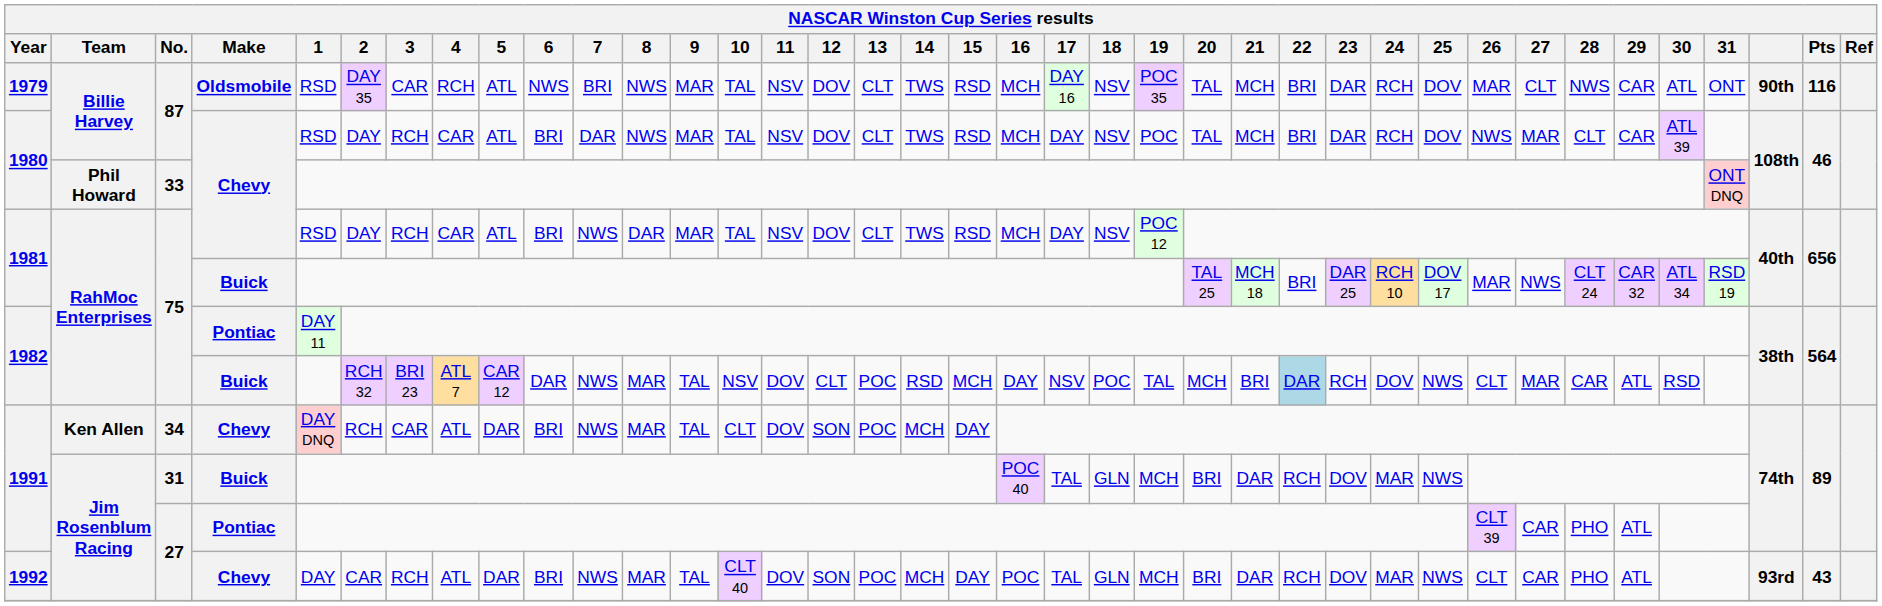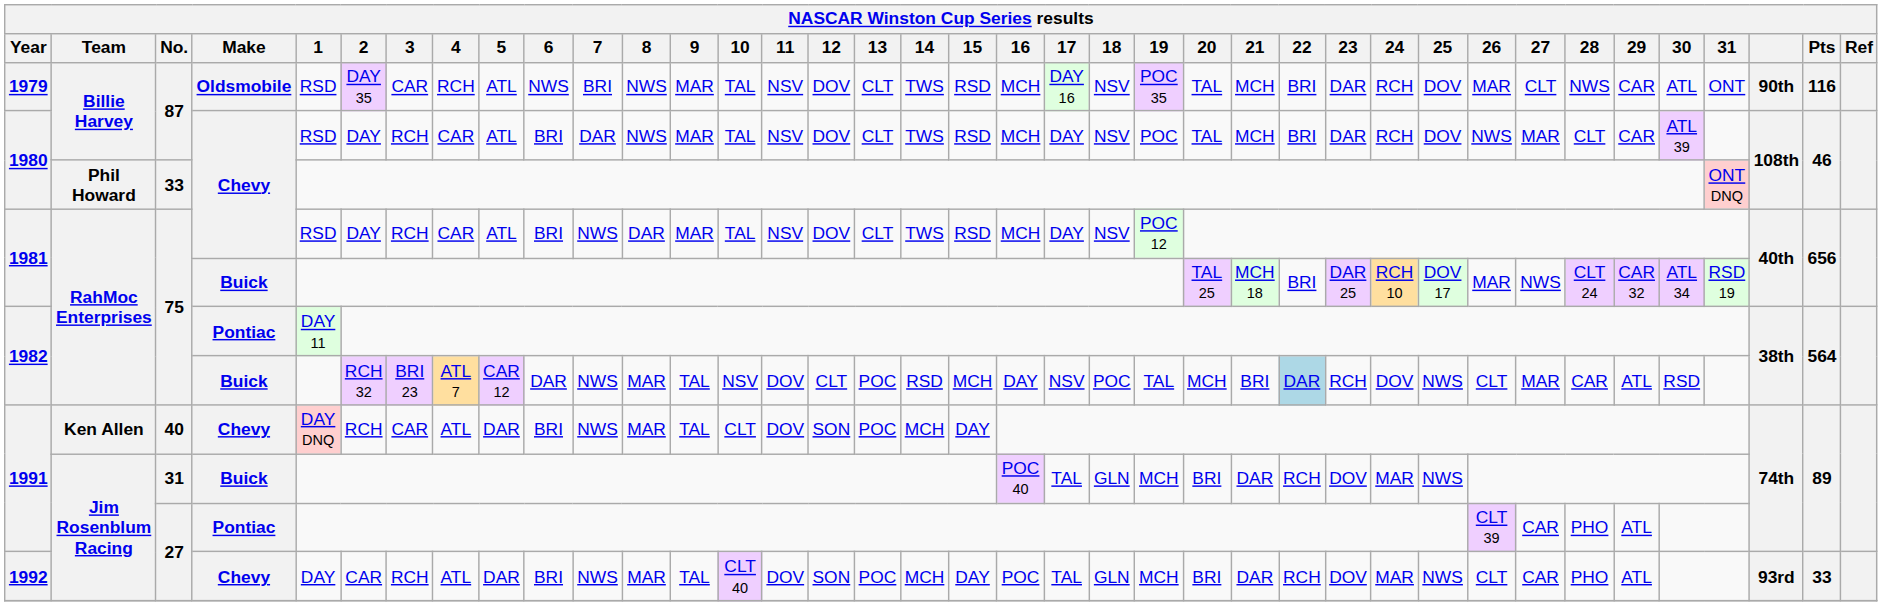(174, 429) 34 -> (174, 429) 40
(1822, 576) 43 -> (1822, 576) 33
